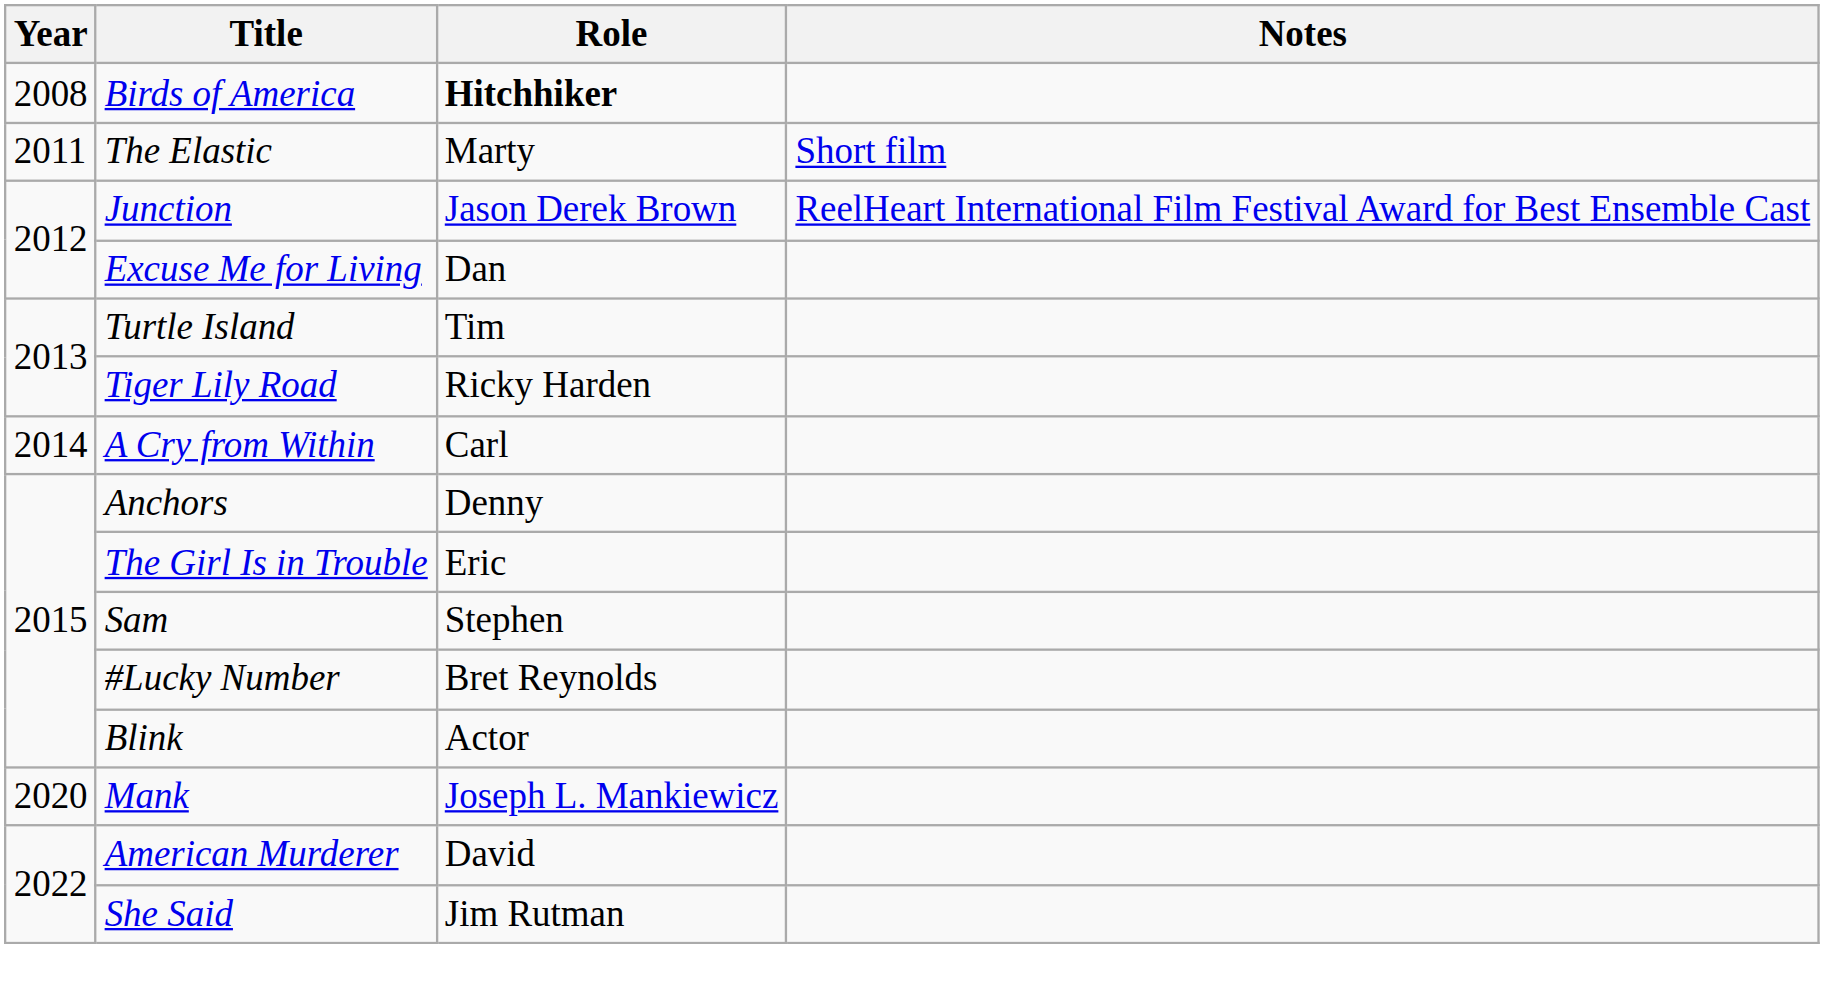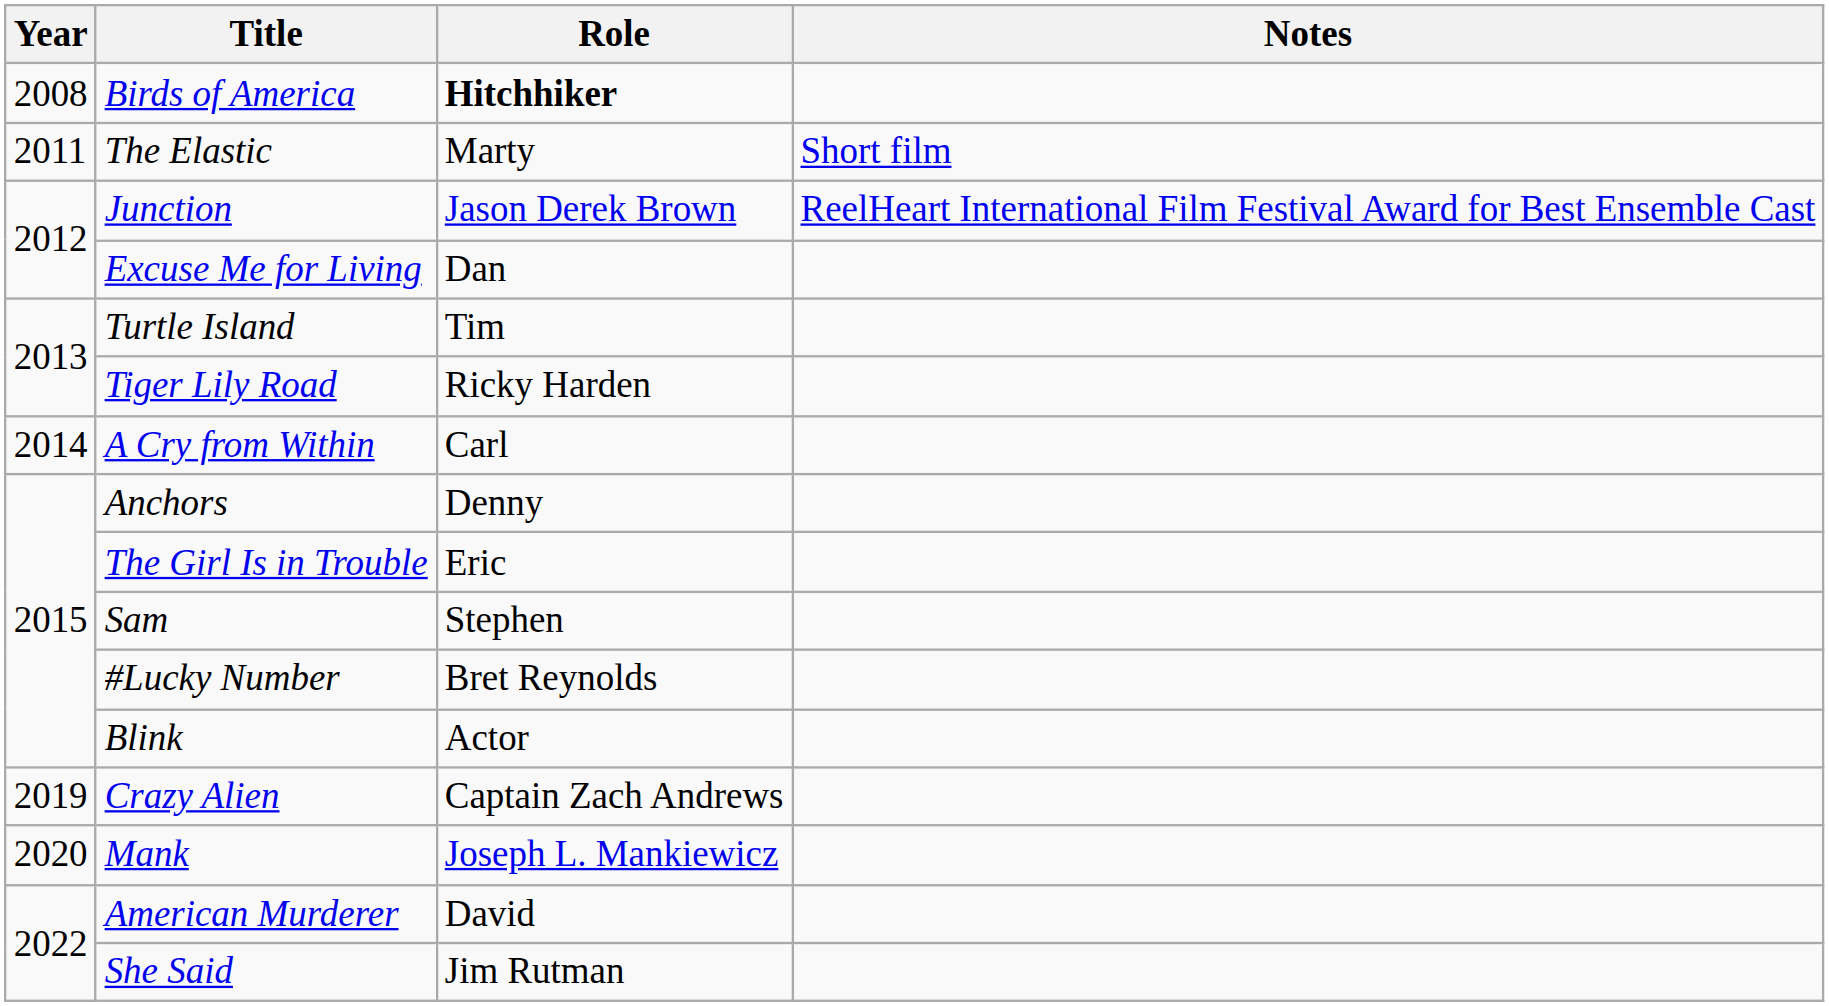+ row: (192, 795)
